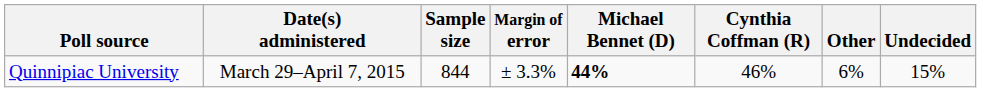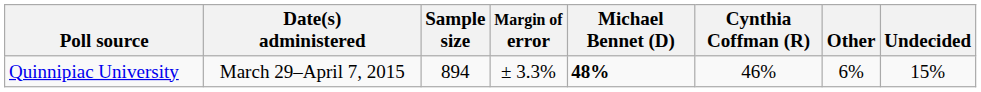(455, 71) 844 -> (455, 71) 894
(590, 71) 44% -> (590, 71) 48%
